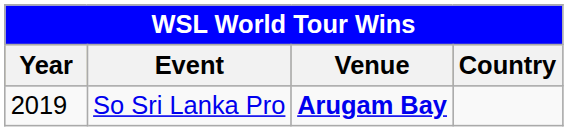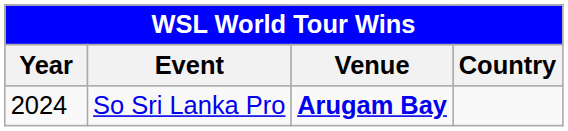(46, 105) 2019 -> (46, 105) 2024
